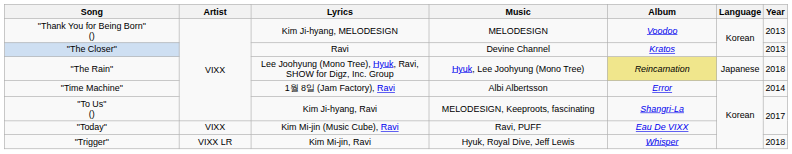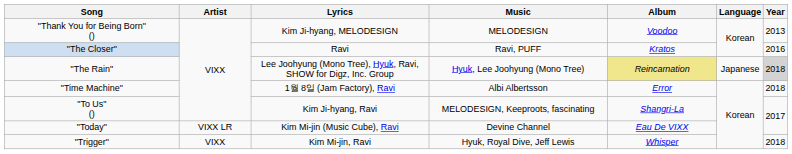(518, 49) Devine Channel -> (518, 49) Ravi, PUFF
(775, 49) 2013 -> (775, 49) 2016
(775, 69) no background -> (775, 69) lightgrey background
(775, 89) 2014 -> (775, 89) 2018
(215, 128) VIXX -> (215, 128) VIXX LR
(518, 128) Ravi, PUFF -> (518, 128) Devine Channel
(215, 142) VIXX LR -> (215, 142) VIXX
